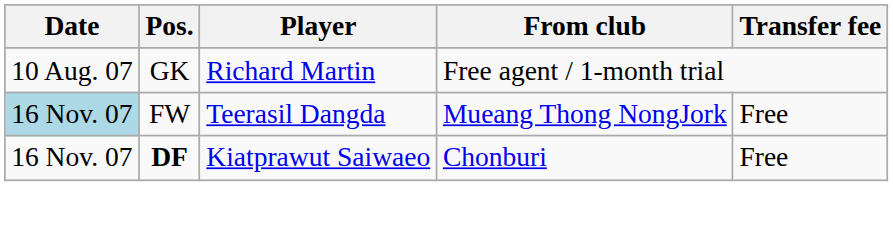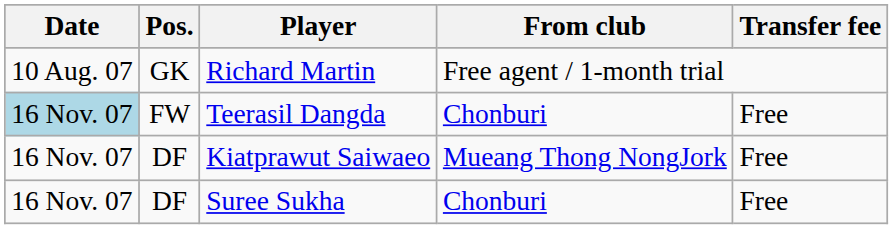(585, 113) Mueang Thong NongJork -> (495, 113) Chonburi
(170, 157) bold -> (170, 157) normal
(495, 157) Chonburi -> (585, 157) Mueang Thong NongJork
+ row: (275, 200)
